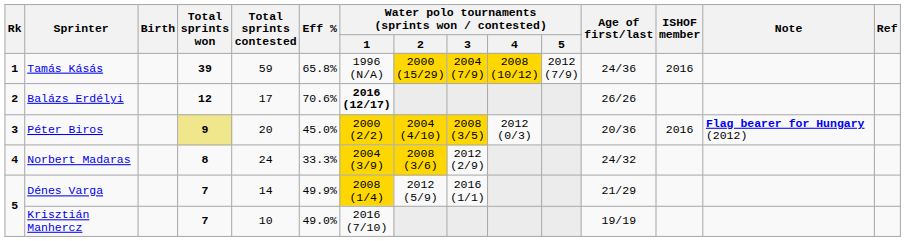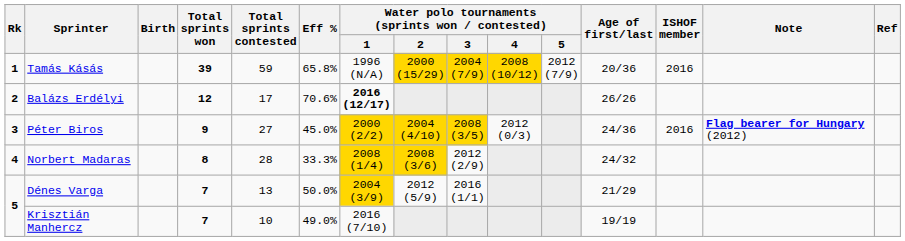(619, 69) 24/36 -> (619, 69) 20/36
(205, 130) khaki background -> (205, 130) no background
(266, 130) 20 -> (266, 130) 27
(619, 130) 20/36 -> (619, 130) 24/36
(266, 160) 24 -> (266, 160) 28
(367, 160) 2004 (3/9) -> (367, 160) 2008 (1/4)
(266, 191) 14 -> (266, 191) 13
(320, 191) 49.9% -> (320, 191) 50.0%
(367, 191) 2008 (1/4) -> (367, 191) 2004 (3/9)
